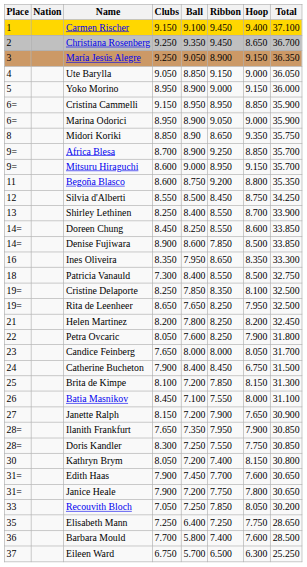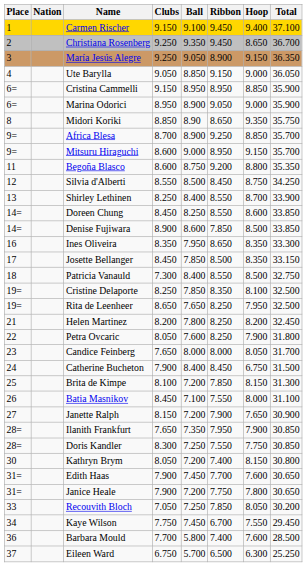- row: (92, 89)
+ row: (99, 259)
+ row: (91, 523)
- row: (97, 523)
